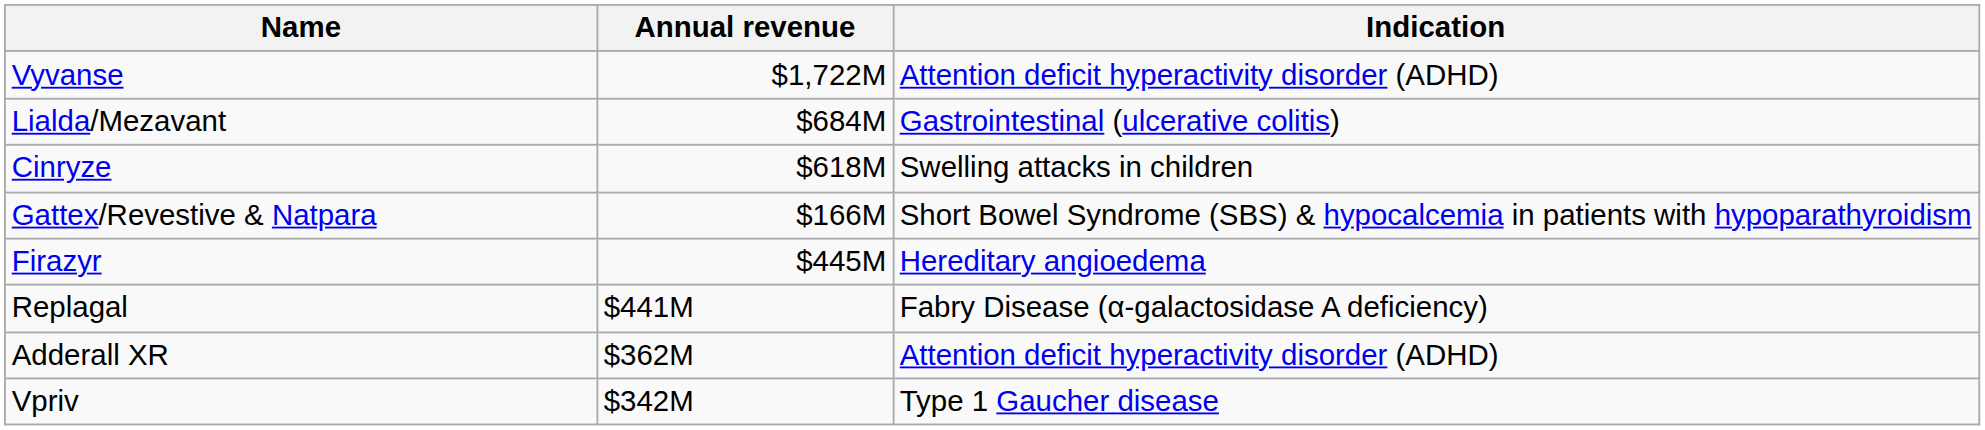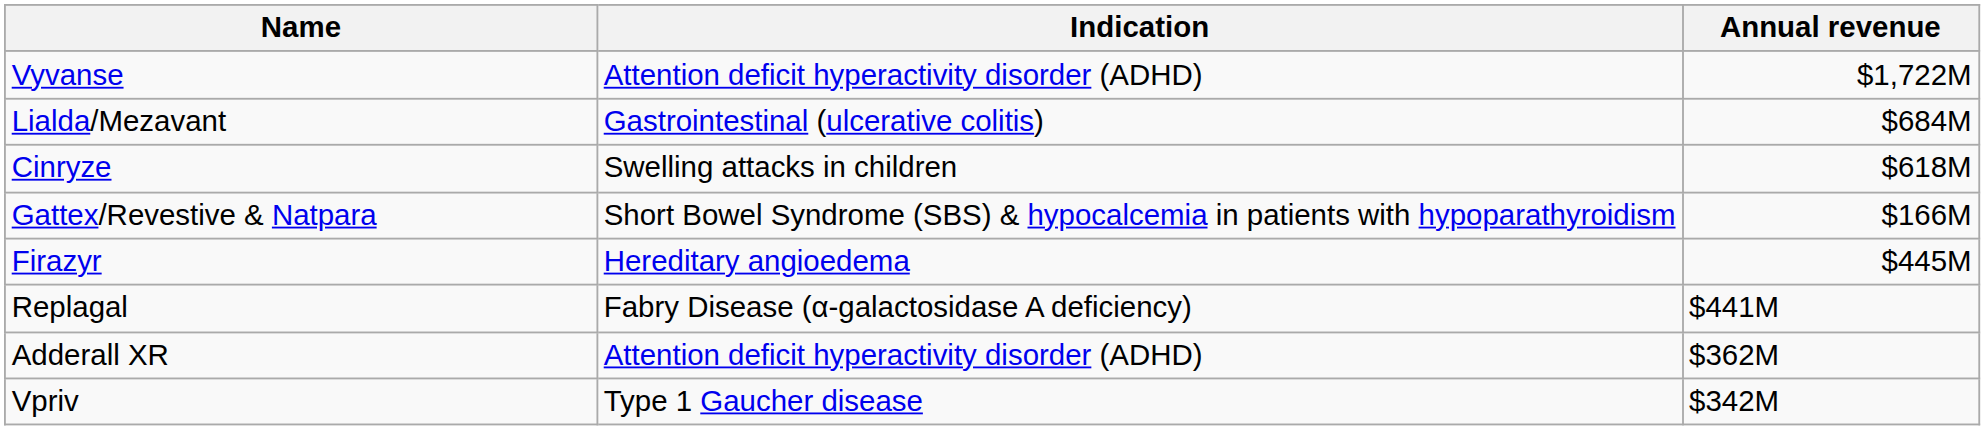columns swapped: (745, 27) <-> (1436, 27)
